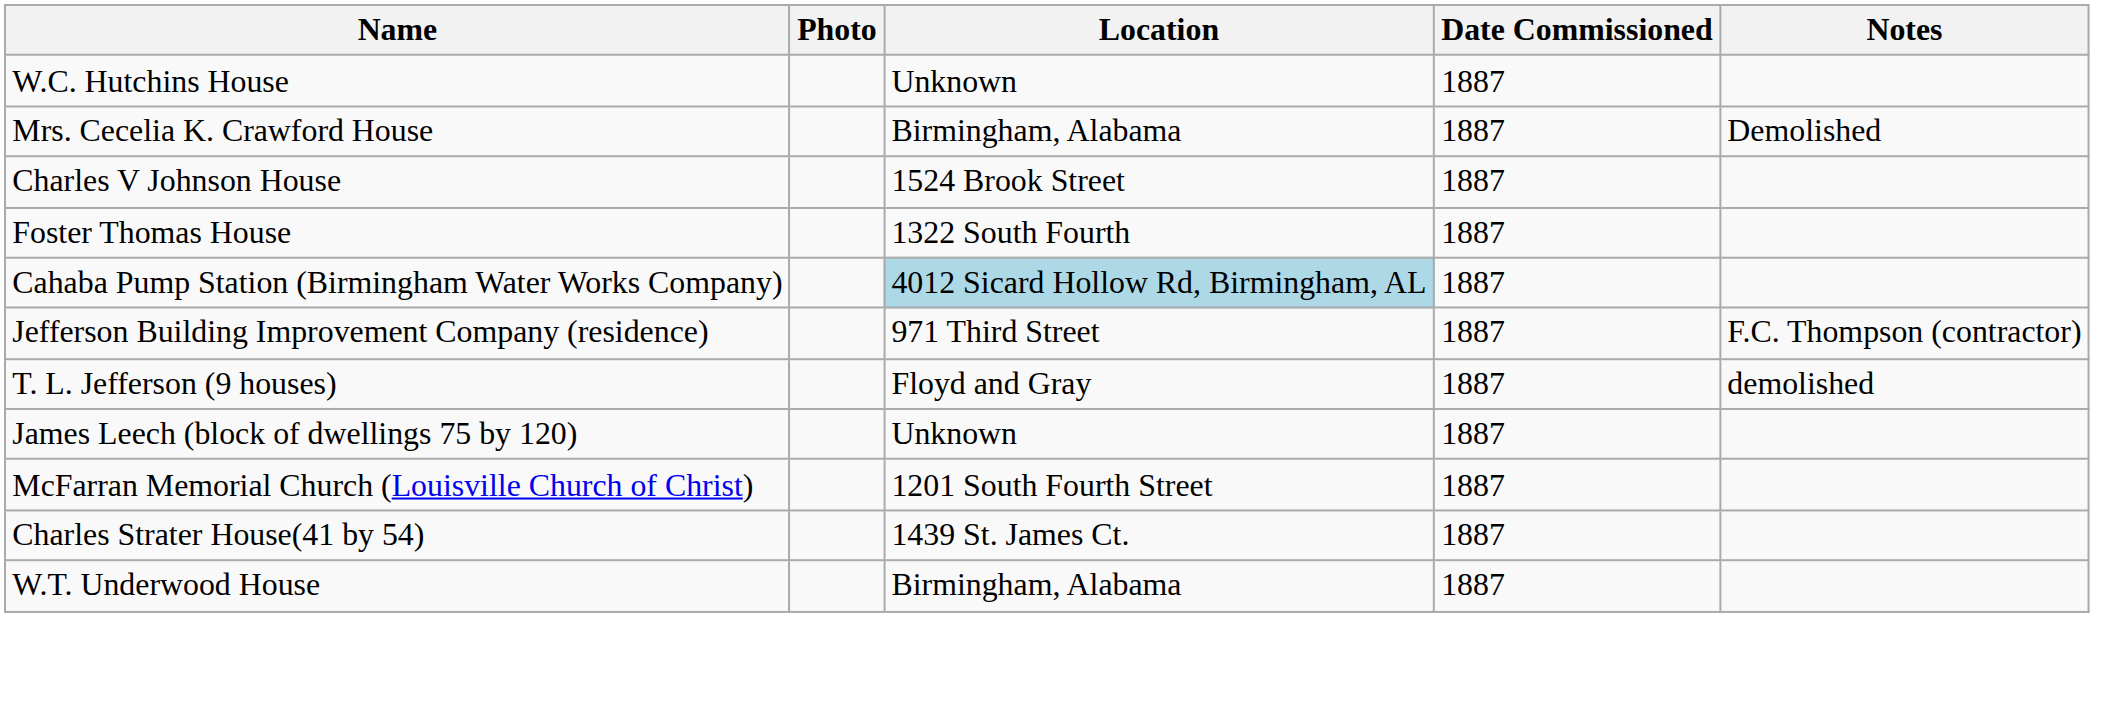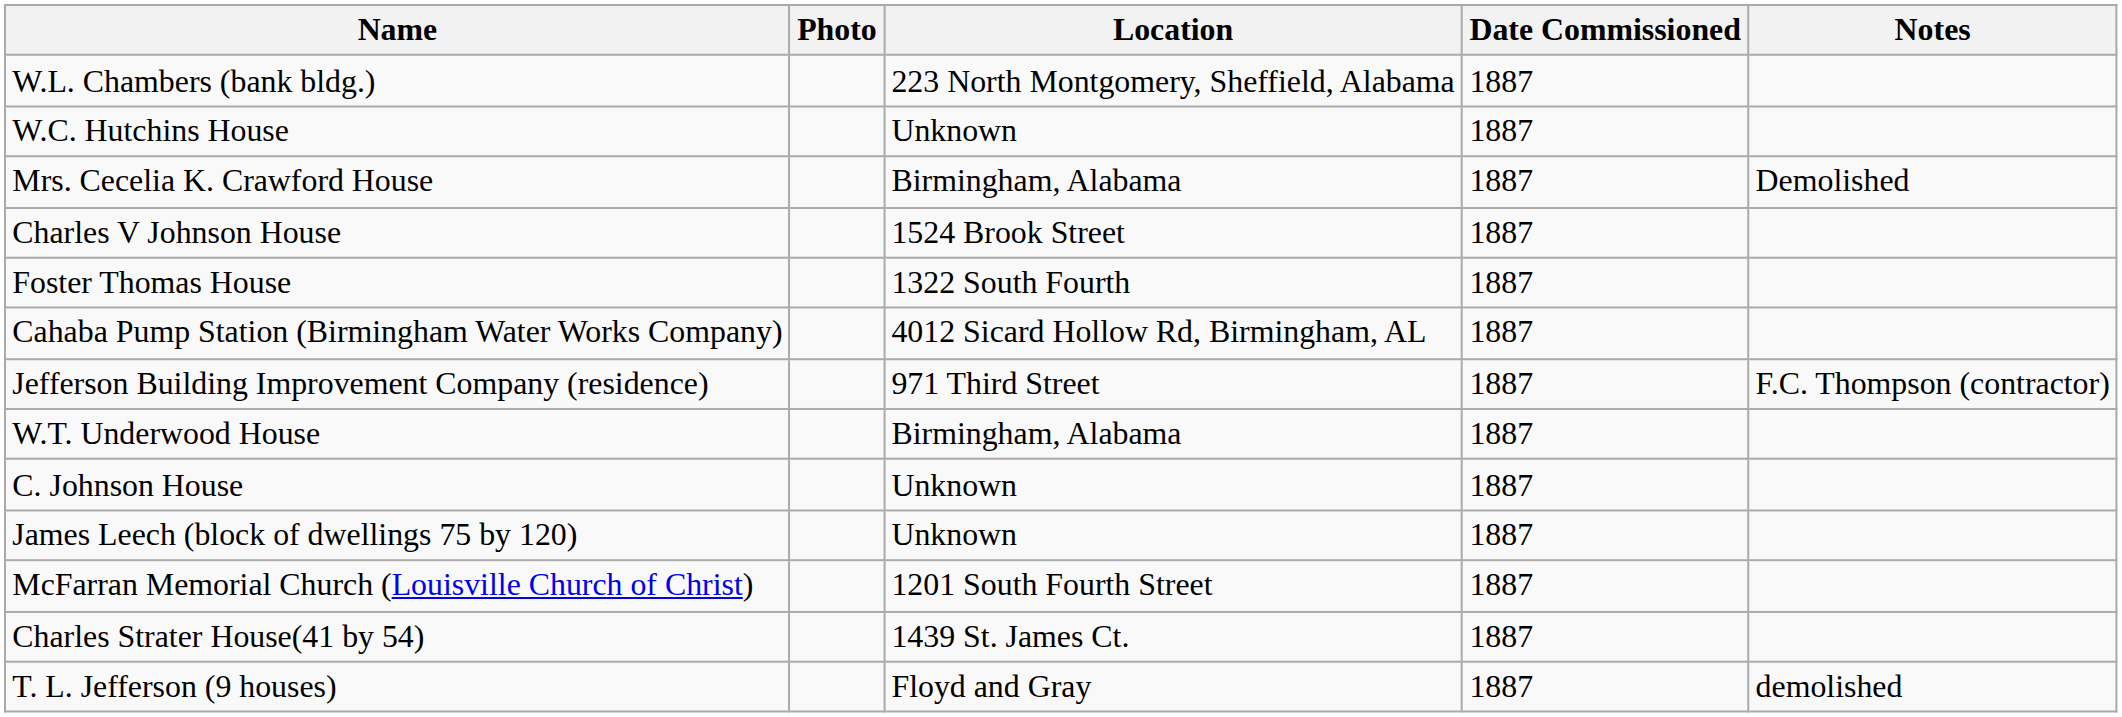+ row: (194, 80)
(1159, 282) lightblue background -> (1159, 332) no background
rows swapped: (174, 383) <-> (166, 585)
+ row: (128, 484)
